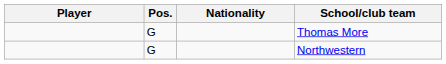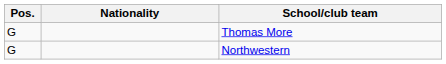- column: (74, 13)
